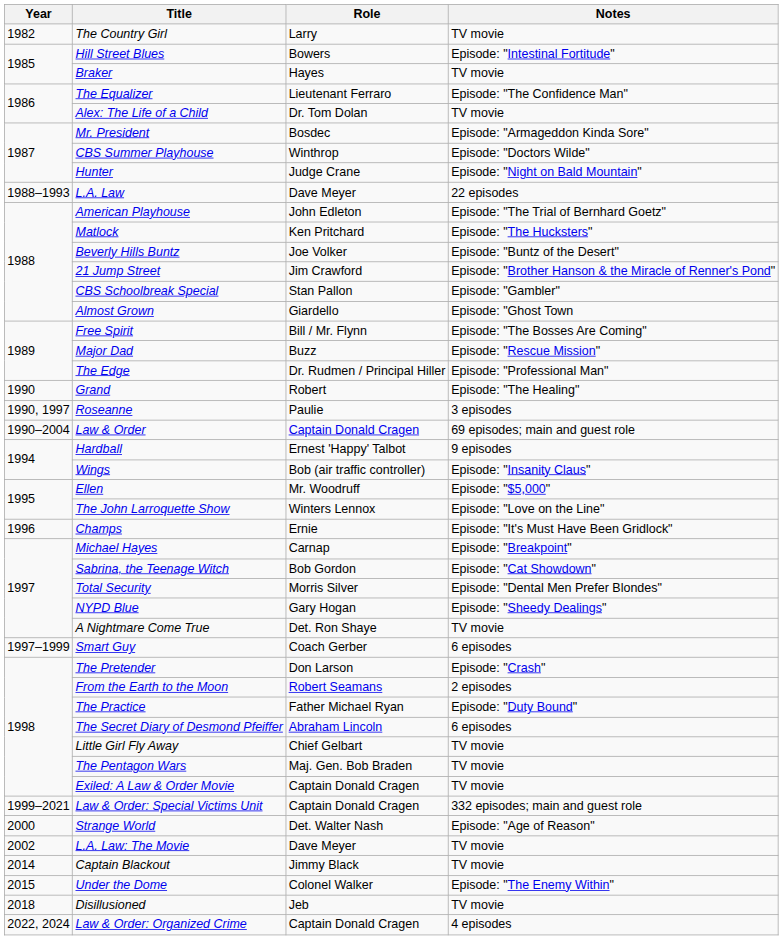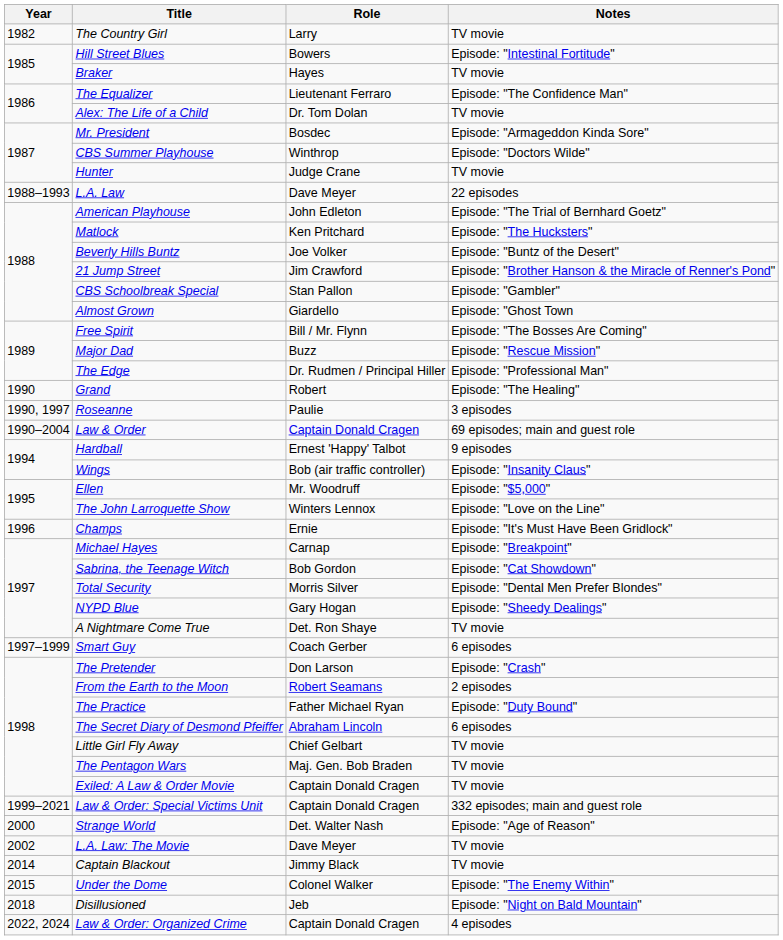(546, 172) Episode: "Night on Bald Mountain" -> (477, 172) TV movie
(477, 905) TV movie -> (546, 905) Episode: "Night on Bald Mountain"
